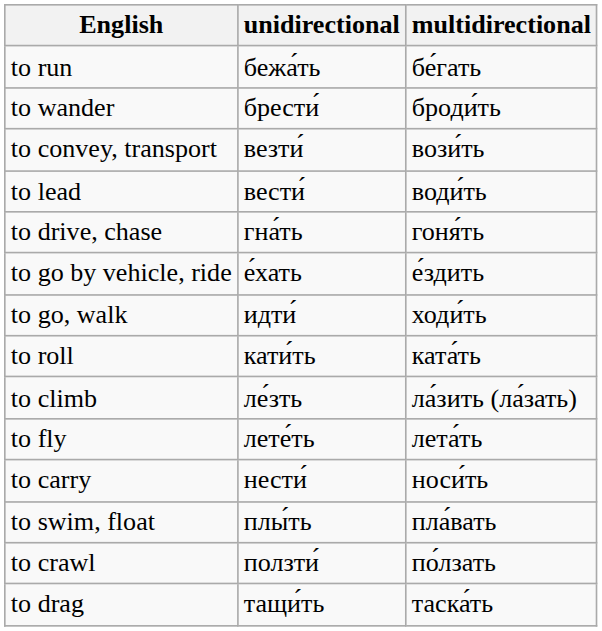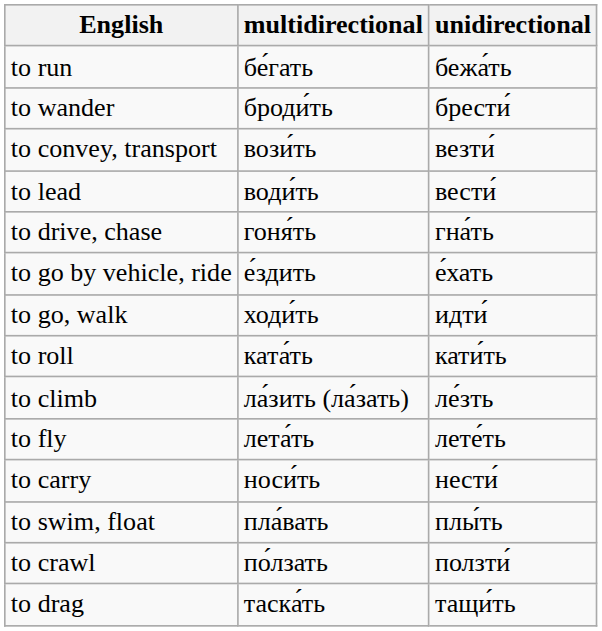columns swapped: (322, 25) <-> (501, 25)
